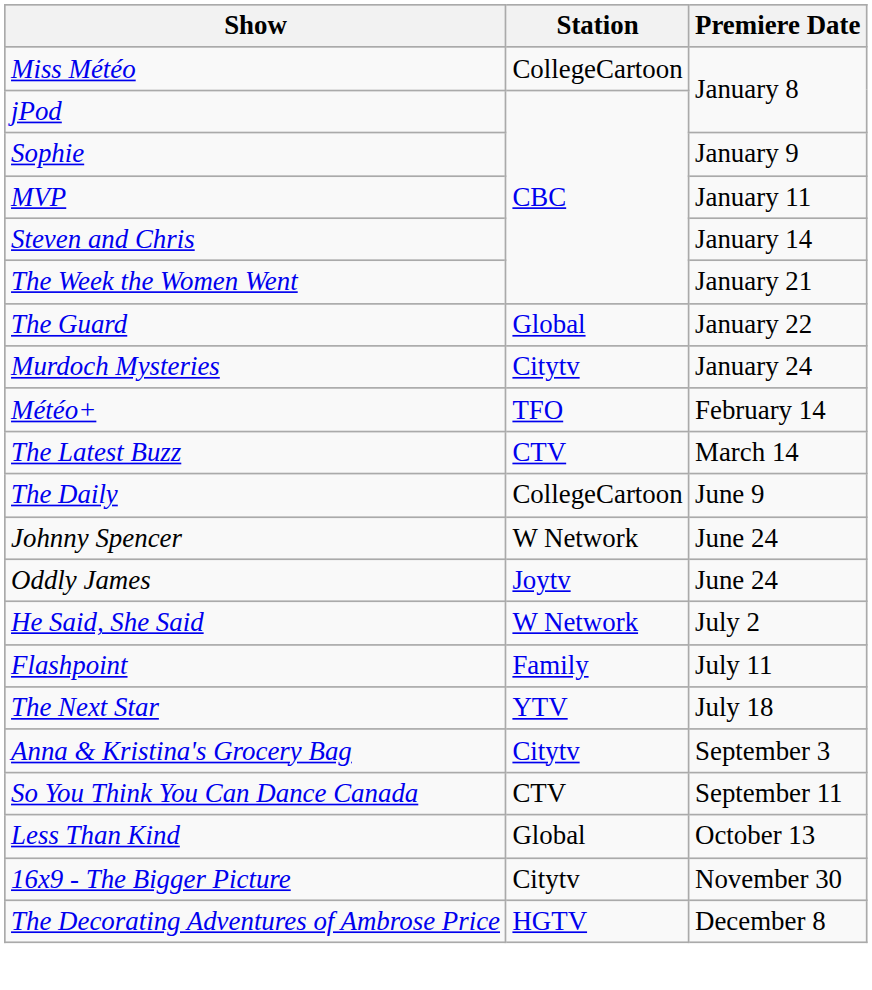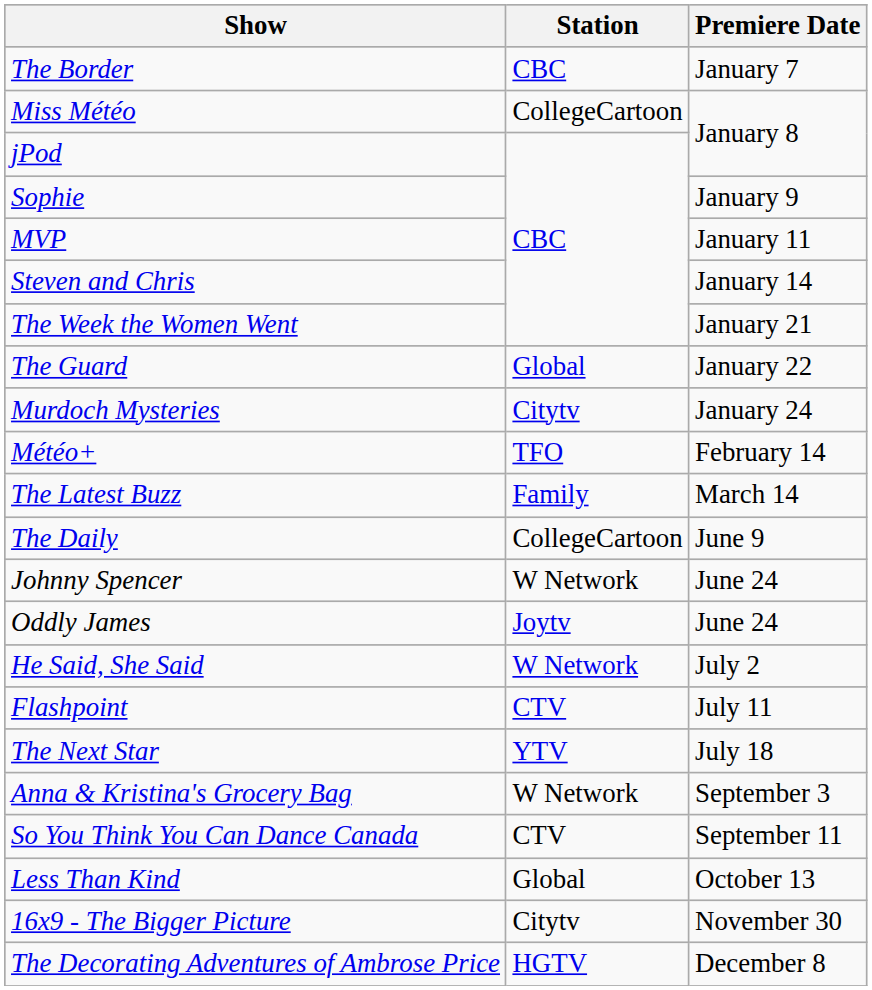+ row: (72, 68)
(539, 452) CTV -> (550, 494) Family
(550, 665) Family -> (539, 707) CTV
(546, 750) Citytv -> (575, 793) W Network
